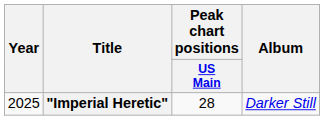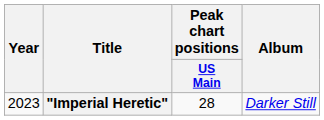(24, 103) 2025 -> (24, 103) 2023
